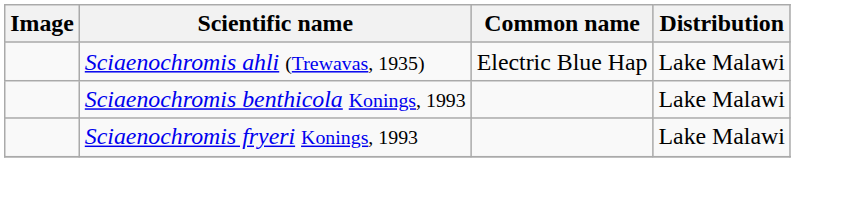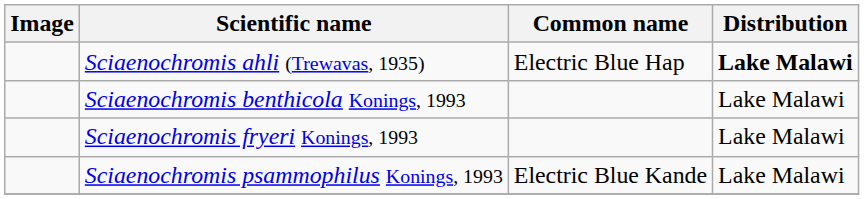(722, 61) normal -> (785, 61) bold
+ row: (294, 174)
